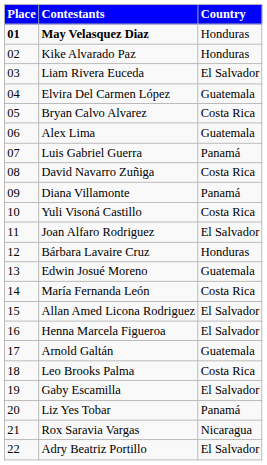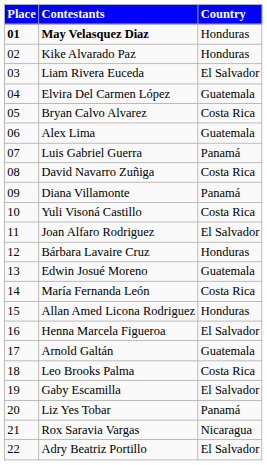(230, 311) El Salvador -> (225, 311) Honduras
